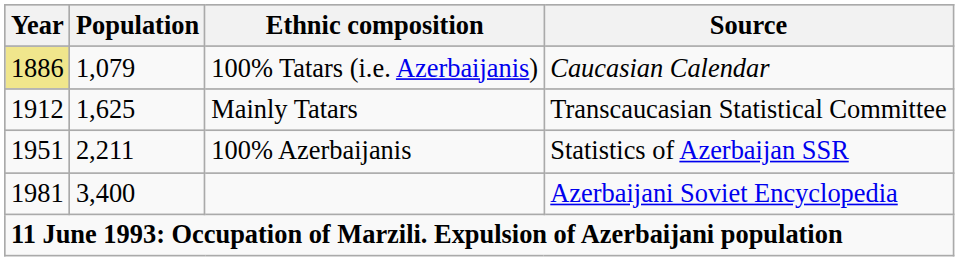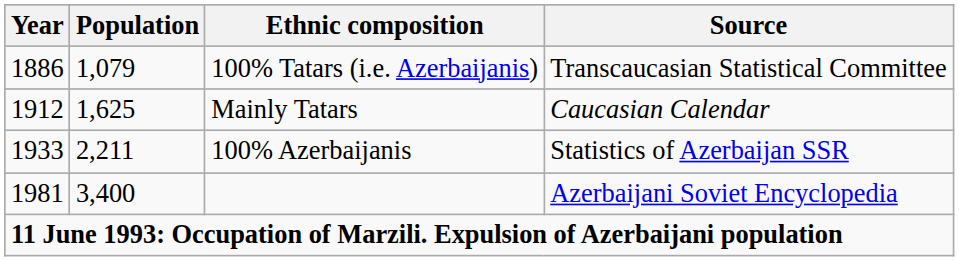(37, 67) khaki background -> (37, 67) no background
(660, 67) Caucasian Calendar -> (748, 67) Transcaucasian Statistical Committee
(748, 109) Transcaucasian Statistical Committee -> (660, 109) Caucasian Calendar
(37, 151) 1951 -> (37, 151) 1933
